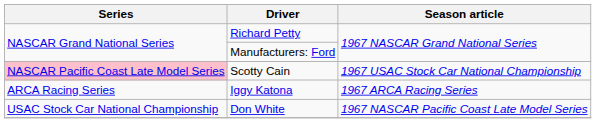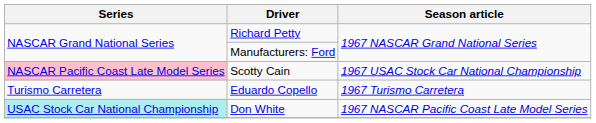- row: (261, 90)
+ row: (274, 90)
(113, 109) no background -> (113, 109) paleturquoise background
